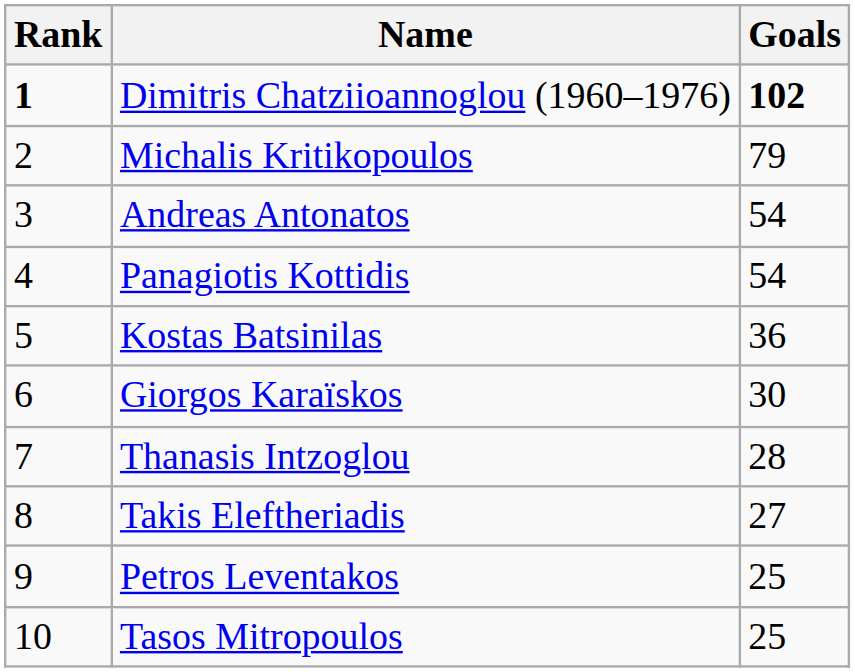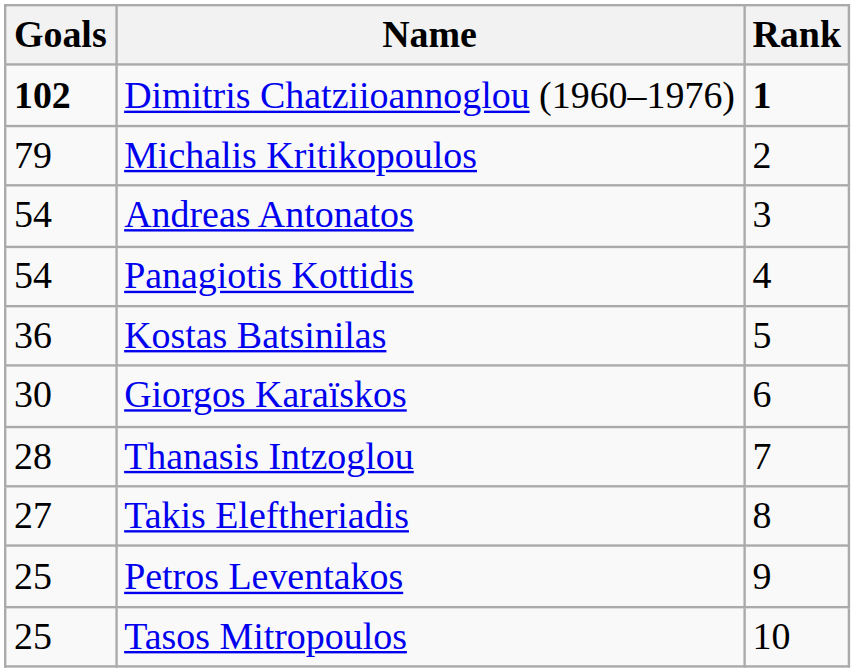columns swapped: (58, 34) <-> (795, 34)
